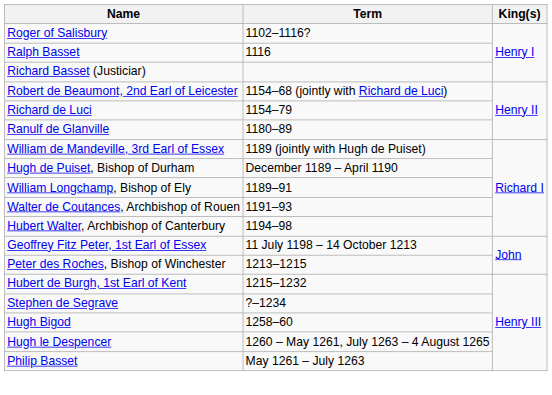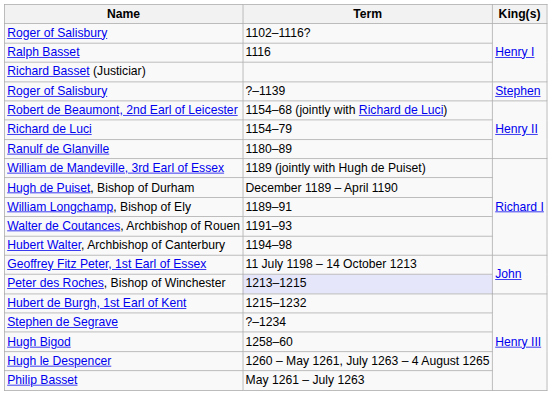+ row: (57, 91)
(276, 264) no background -> (276, 284) lavender background
